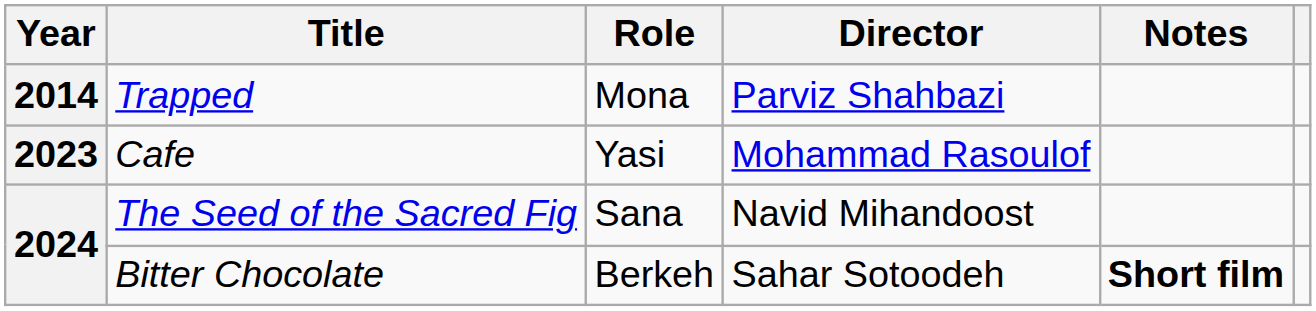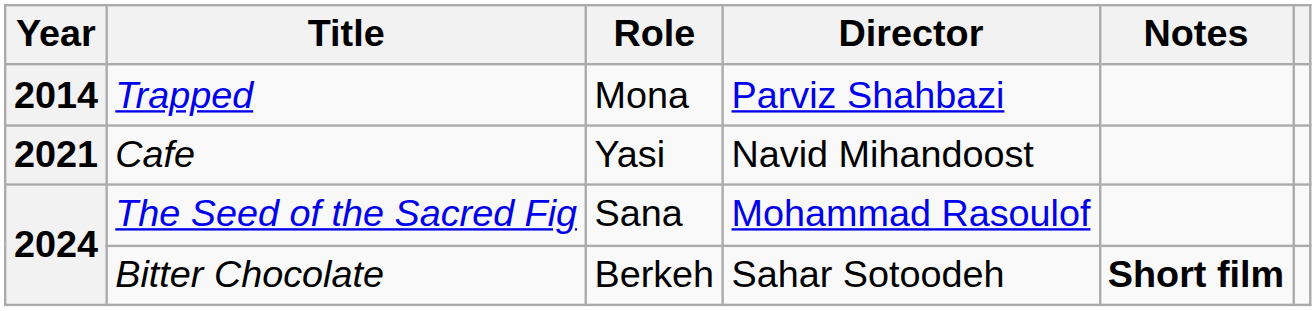(56, 154) 2023 -> (56, 154) 2021
(911, 154) Mohammad Rasoulof -> (883, 154) Navid Mihandoost
(883, 214) Navid Mihandoost -> (911, 214) Mohammad Rasoulof
